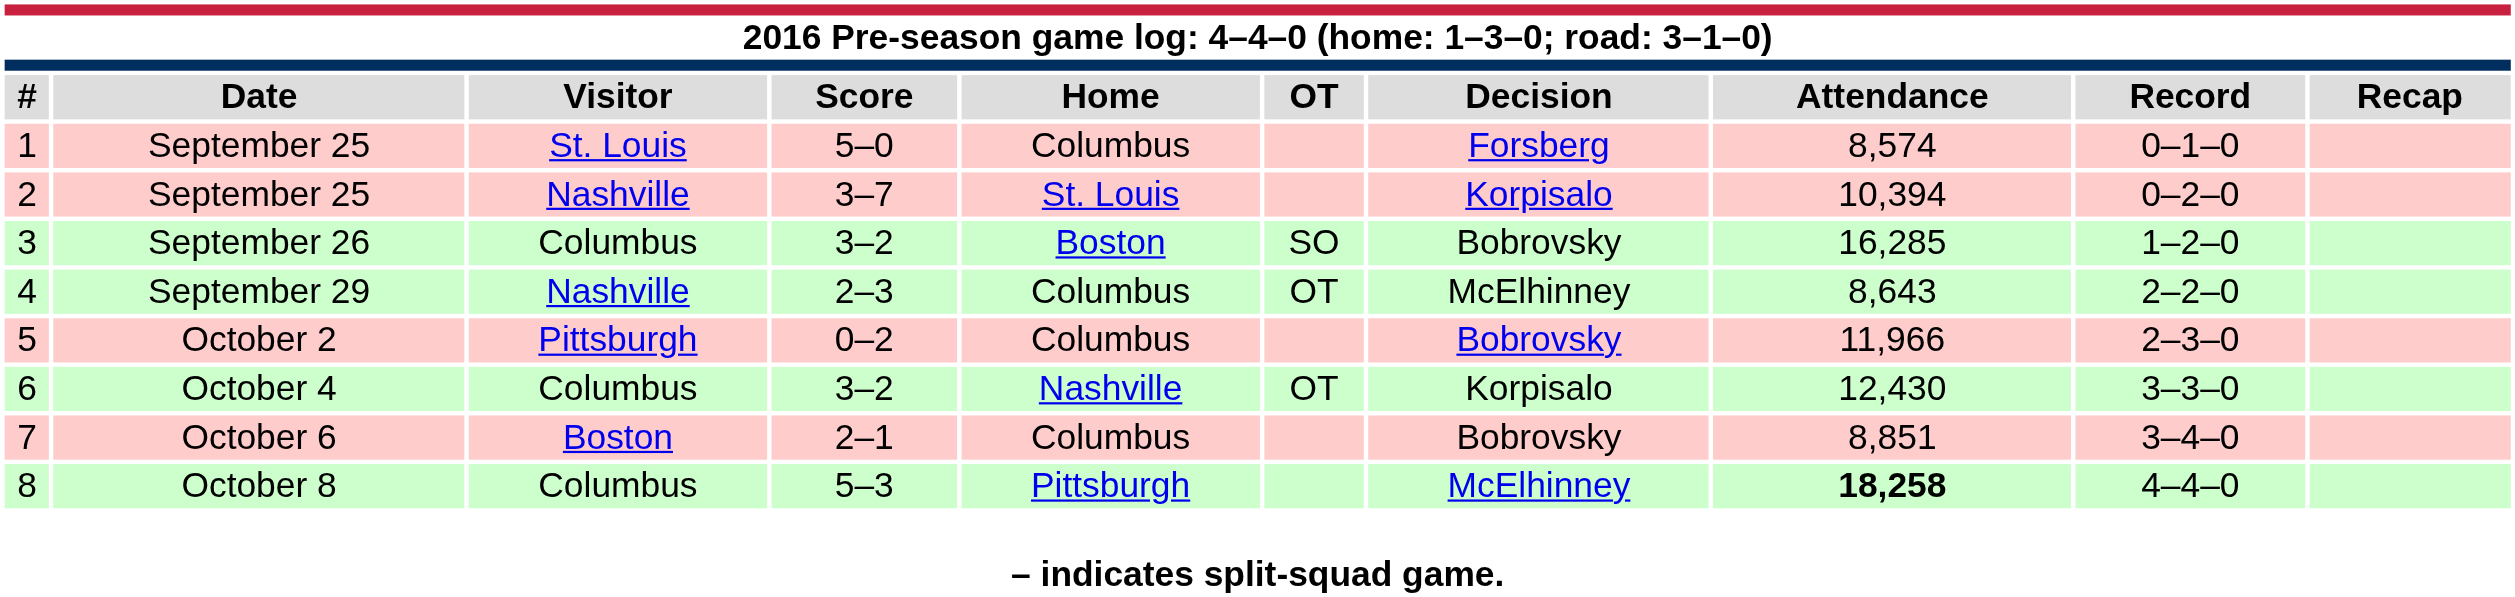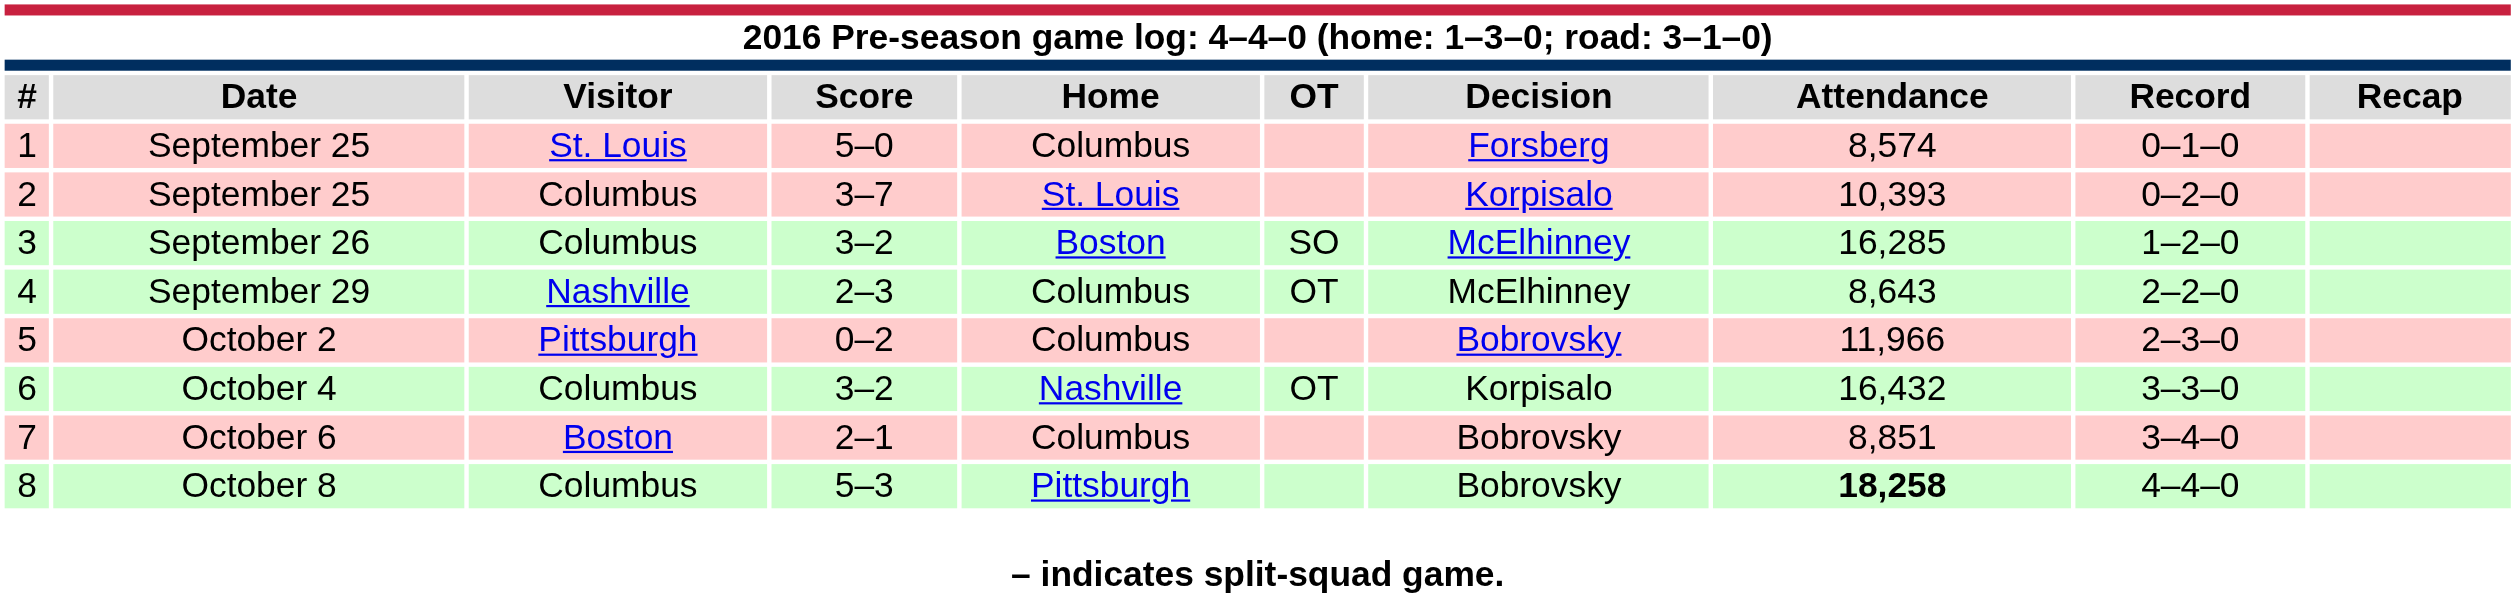(618, 193) Nashville -> (618, 193) Columbus
(1892, 193) 10,394 -> (1892, 193) 10,393
(1539, 242) Bobrovsky -> (1539, 242) McElhinney
(1892, 388) 12,430 -> (1892, 388) 16,432
(1539, 485) McElhinney -> (1539, 485) Bobrovsky
